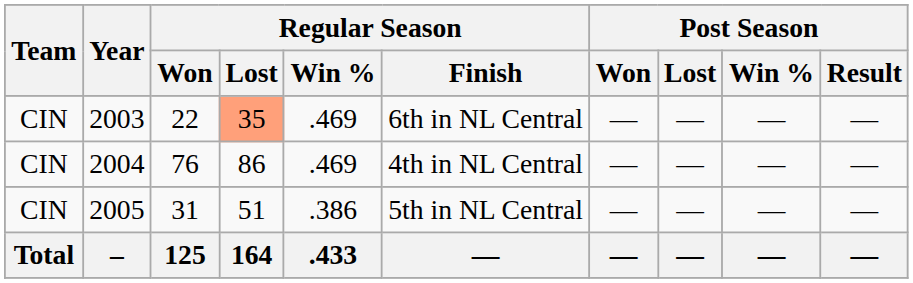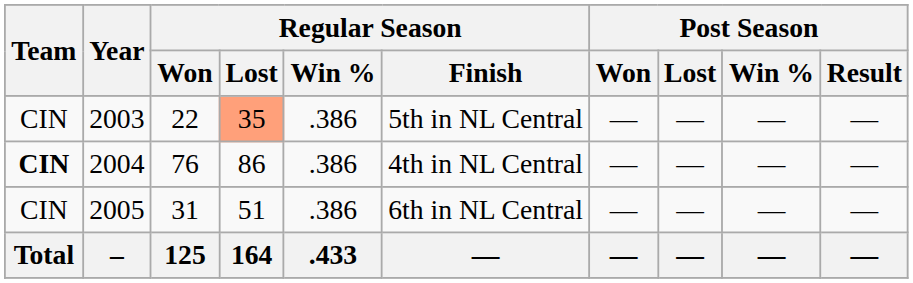(333, 118) .469 -> (333, 118) .386
(486, 118) 6th in NL Central -> (486, 118) 5th in NL Central
(44, 164) normal -> (44, 164) bold
(333, 164) .469 -> (333, 164) .386
(486, 209) 5th in NL Central -> (486, 209) 6th in NL Central
